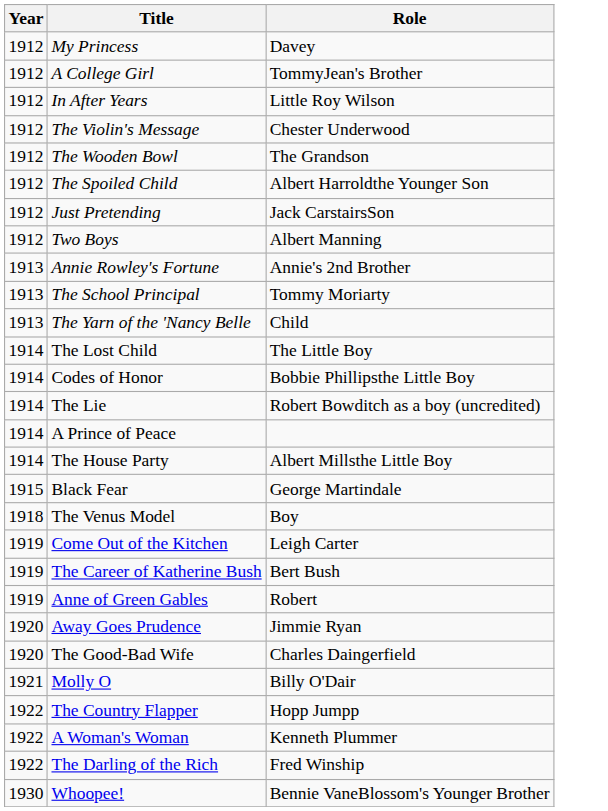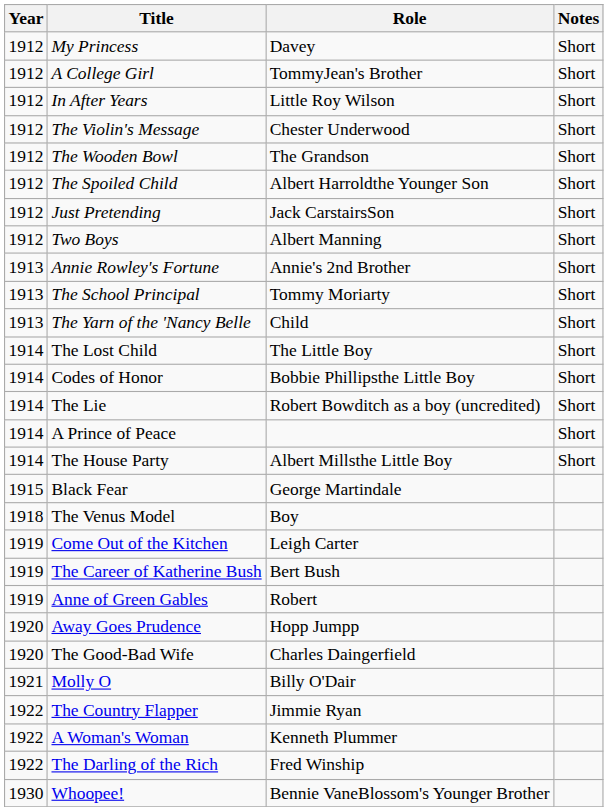+ column: (578, 18)
(316, 626) Jimmie Ryan -> (315, 626) Hopp Jumpp
(315, 709) Hopp Jumpp -> (316, 709) Jimmie Ryan
